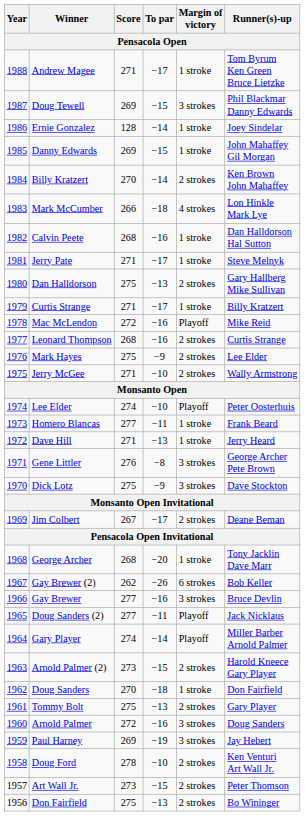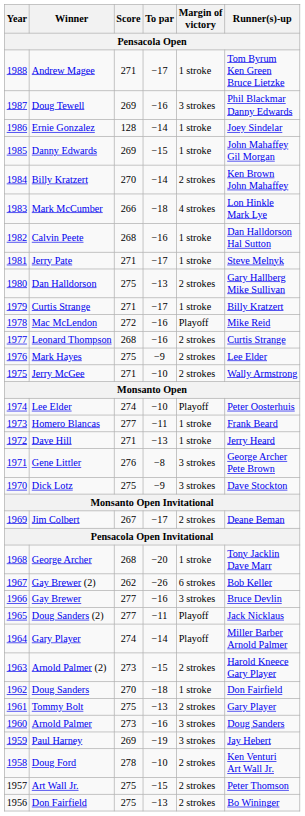(160, 105) −15 -> (160, 105) −16
(128, 723) 272 -> (128, 723) 273
(128, 786) 273 -> (128, 786) 275
